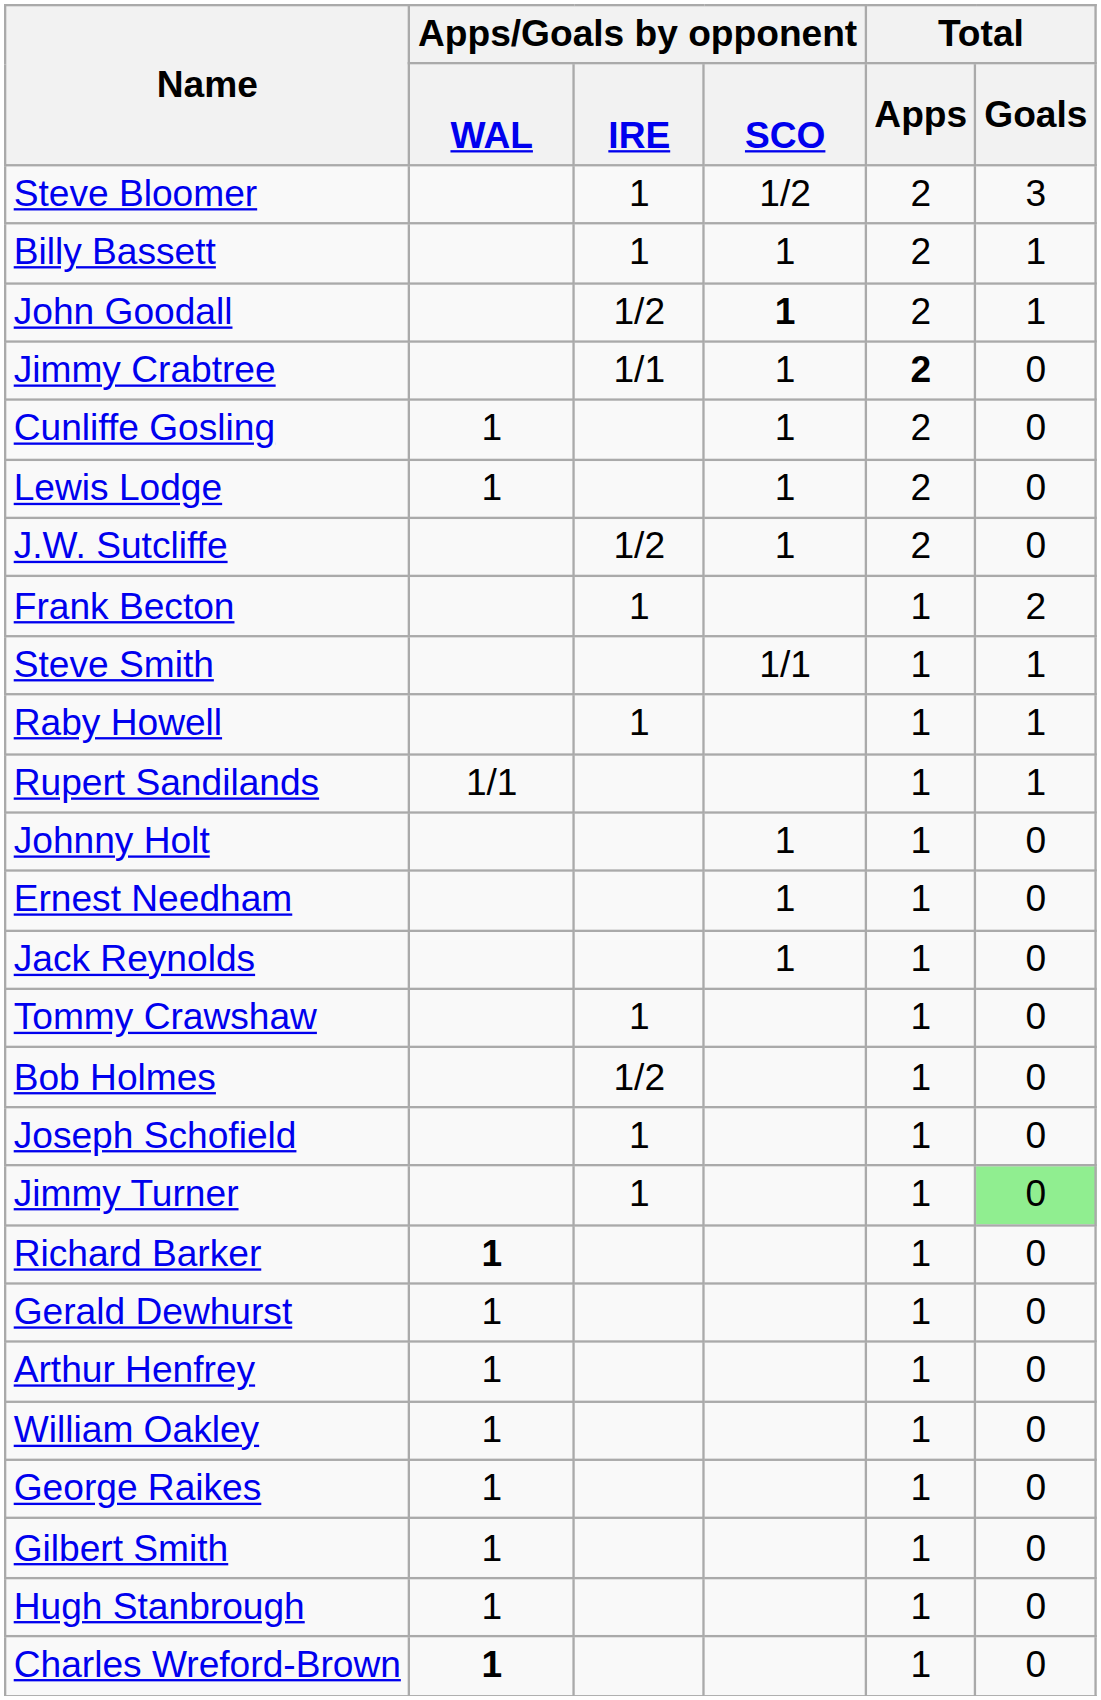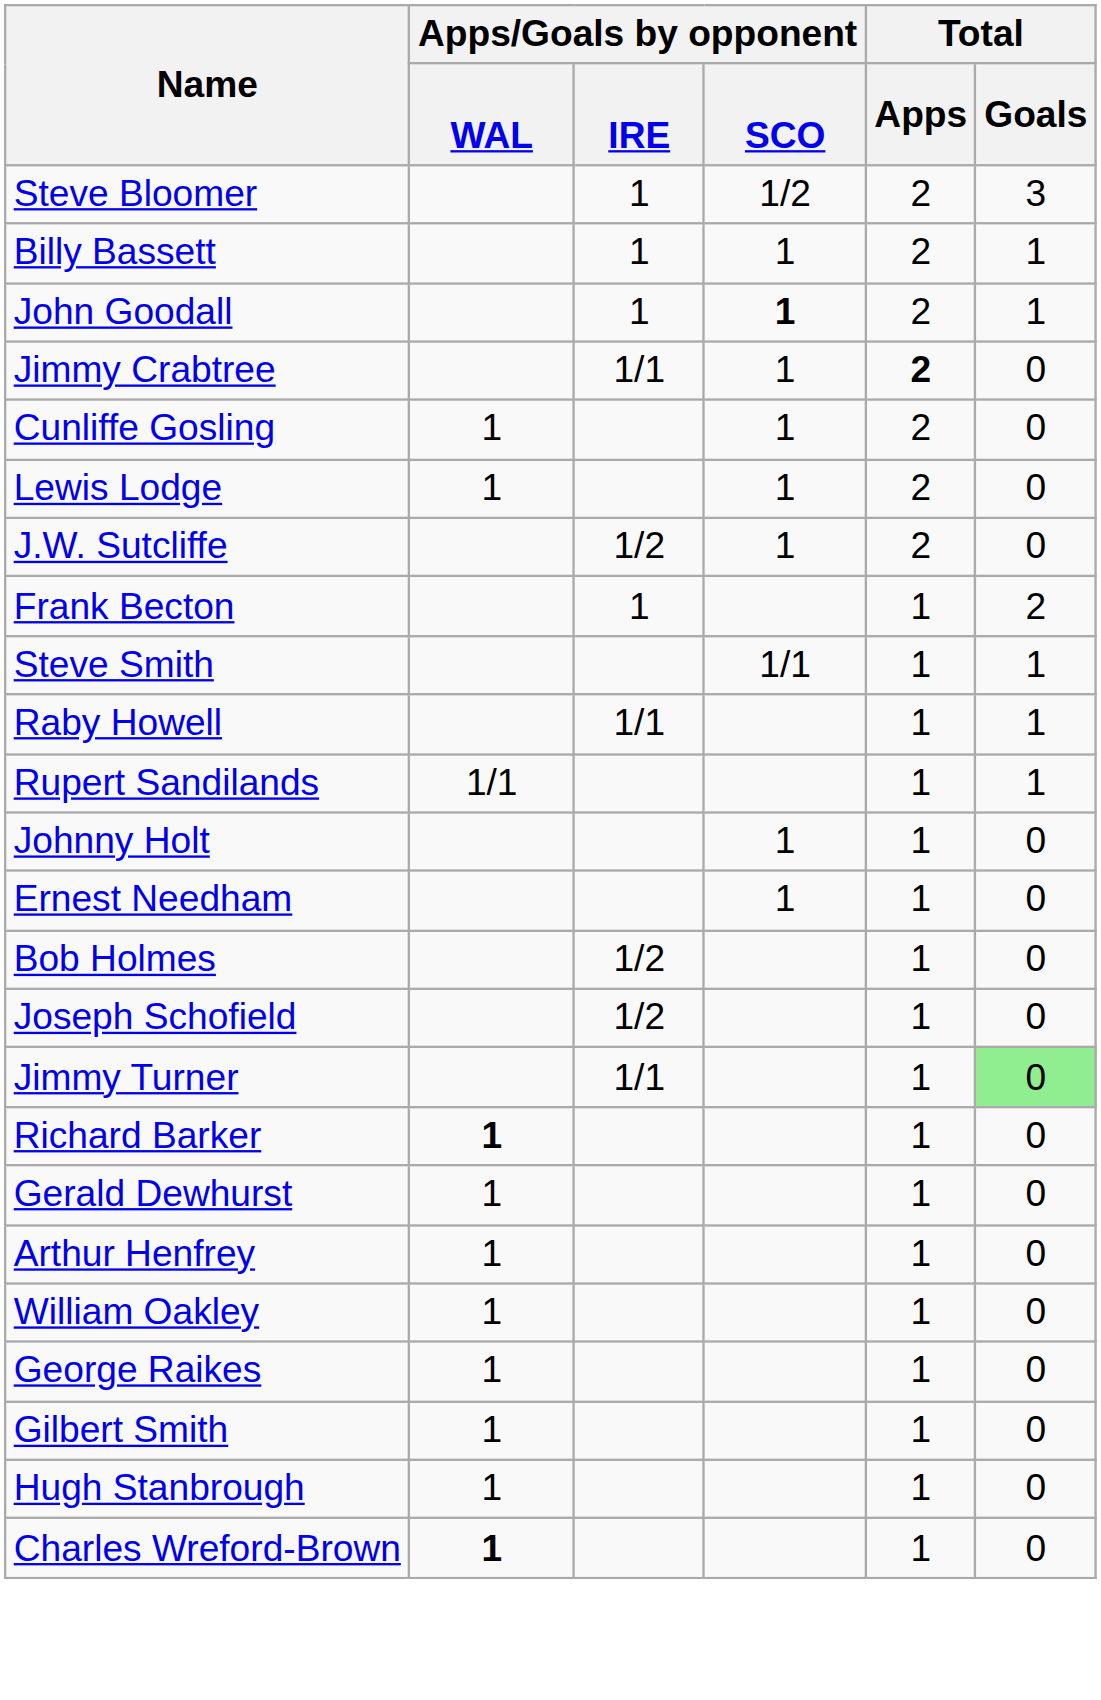(639, 311) 1/2 -> (639, 311) 1
(639, 723) 1 -> (639, 723) 1/1
- row: (134, 958)
- row: (165, 1017)
(639, 1135) 1 -> (639, 1017) 1/2
(639, 1194) 1 -> (639, 1076) 1/1
